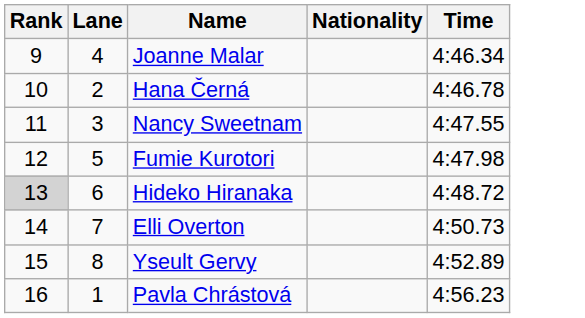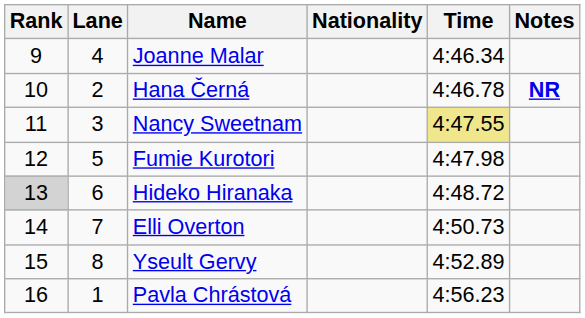+ column: (544, 21)
(468, 124) no background -> (468, 124) khaki background
